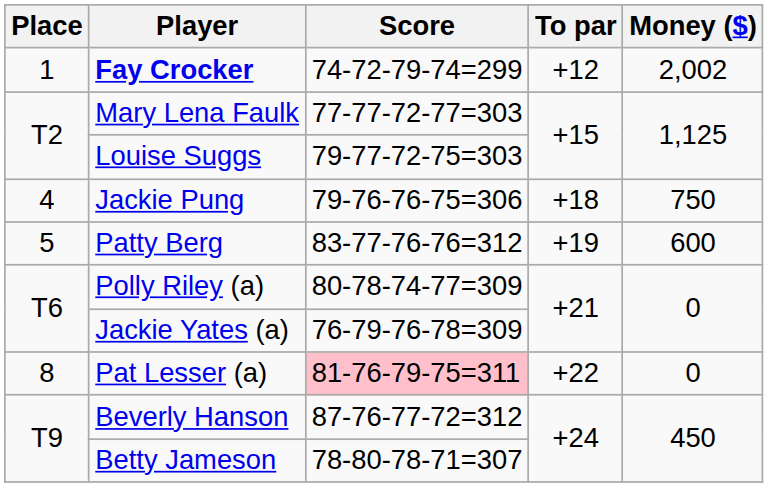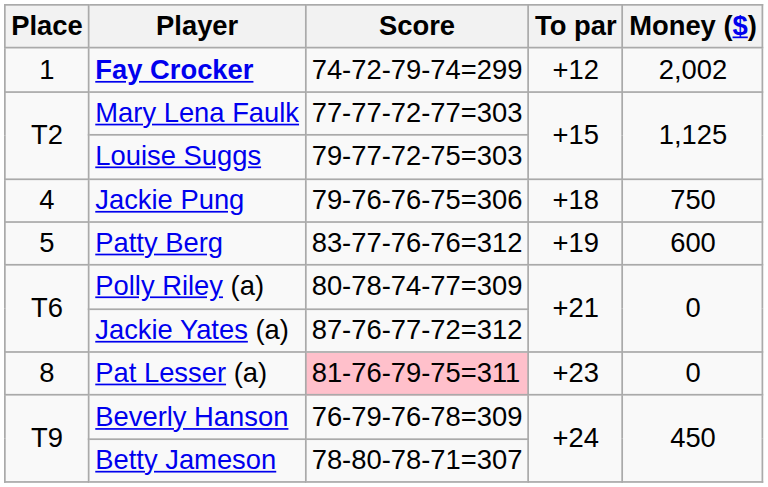(417, 329) 76-79-76-78=309 -> (417, 329) 87-76-77-72=312
(576, 373) +22 -> (576, 373) +23
(417, 416) 87-76-77-72=312 -> (417, 416) 76-79-76-78=309
